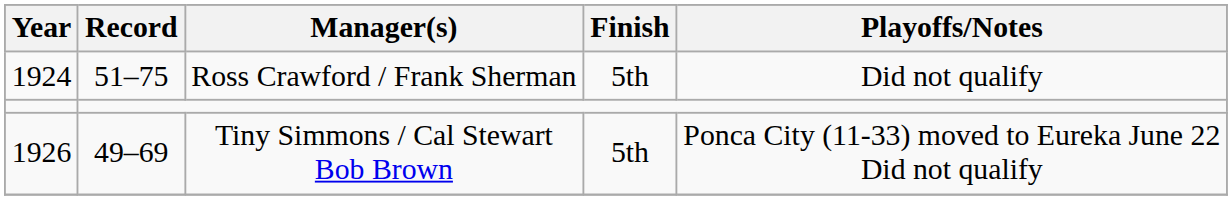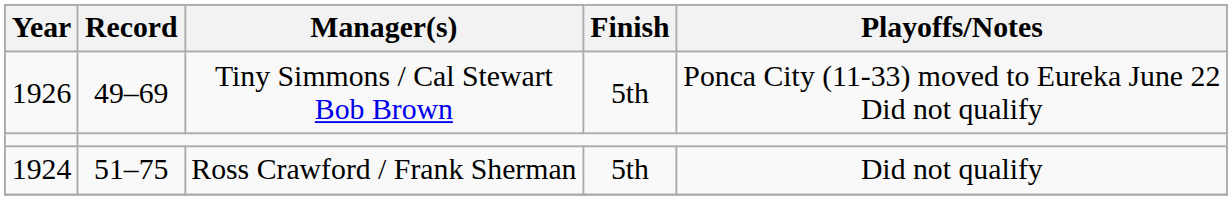rows swapped: (42, 75) <-> (42, 152)
